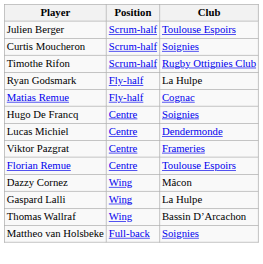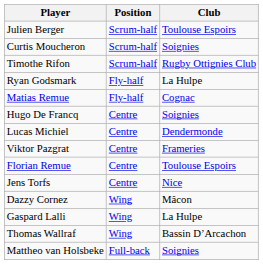+ row: (29, 183)
